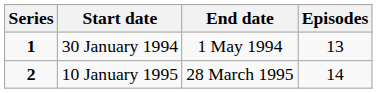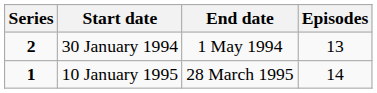(31, 46) 1 -> (31, 46) 2
(31, 74) 2 -> (31, 74) 1
